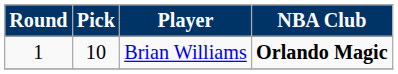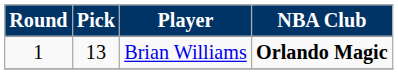(96, 52) 10 -> (96, 52) 13
